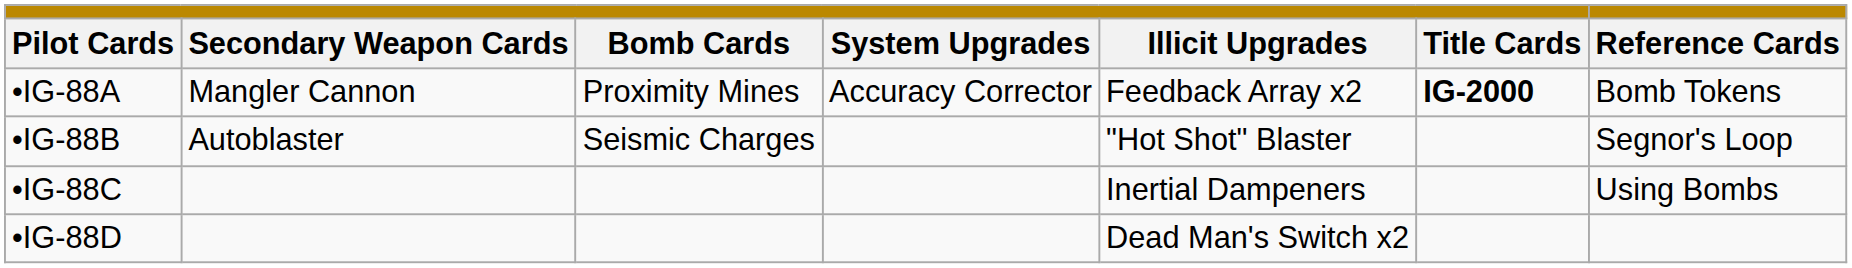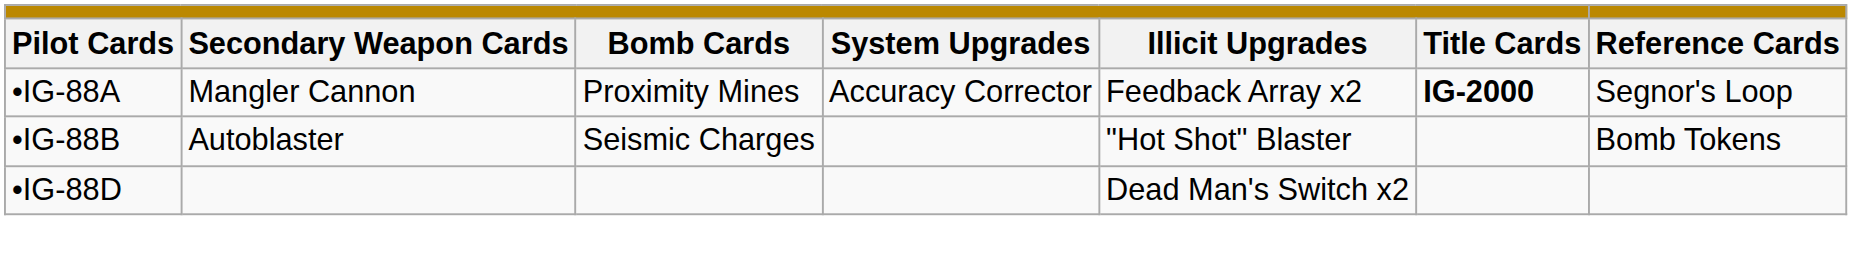(1688, 91) Bomb Tokens -> (1694, 91) Segnor's Loop
(1694, 140) Segnor's Loop -> (1688, 140) Bomb Tokens
- row: (67, 189)
